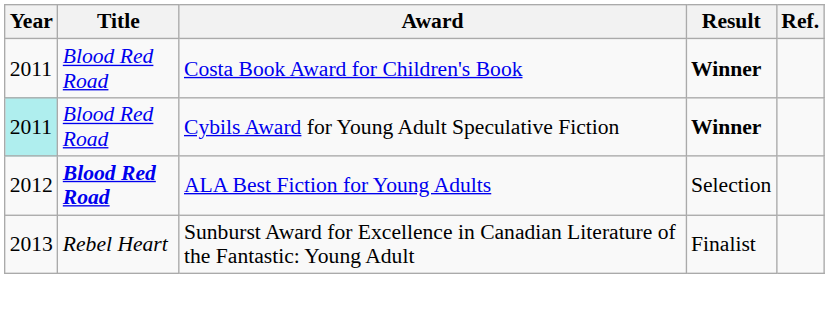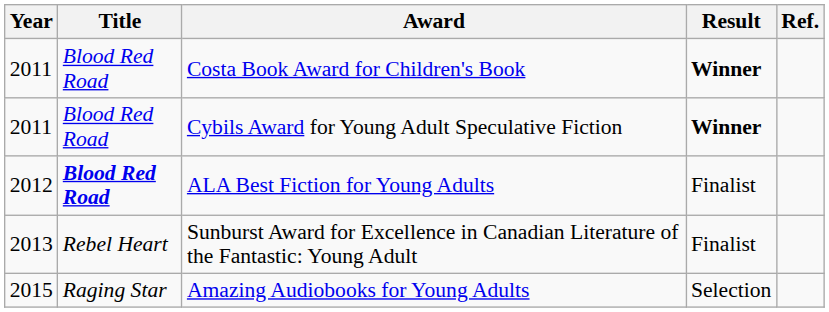(31, 126) paleturquoise background -> (31, 126) no background
(731, 185) Selection -> (723, 185) Finalist
+ row: (358, 290)
